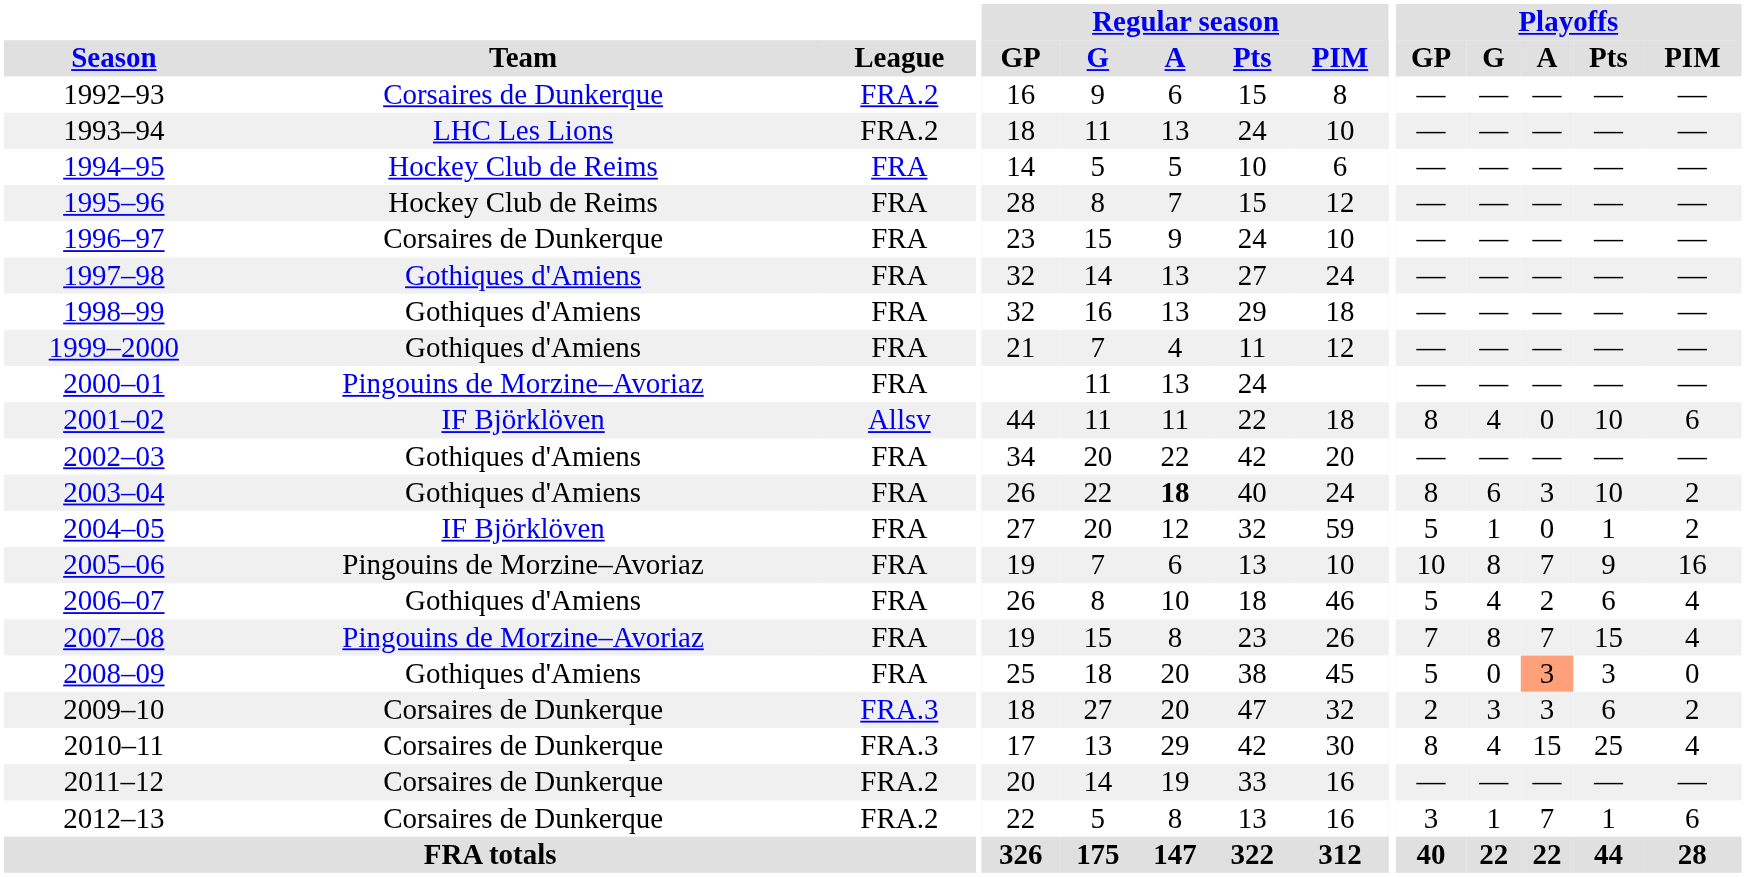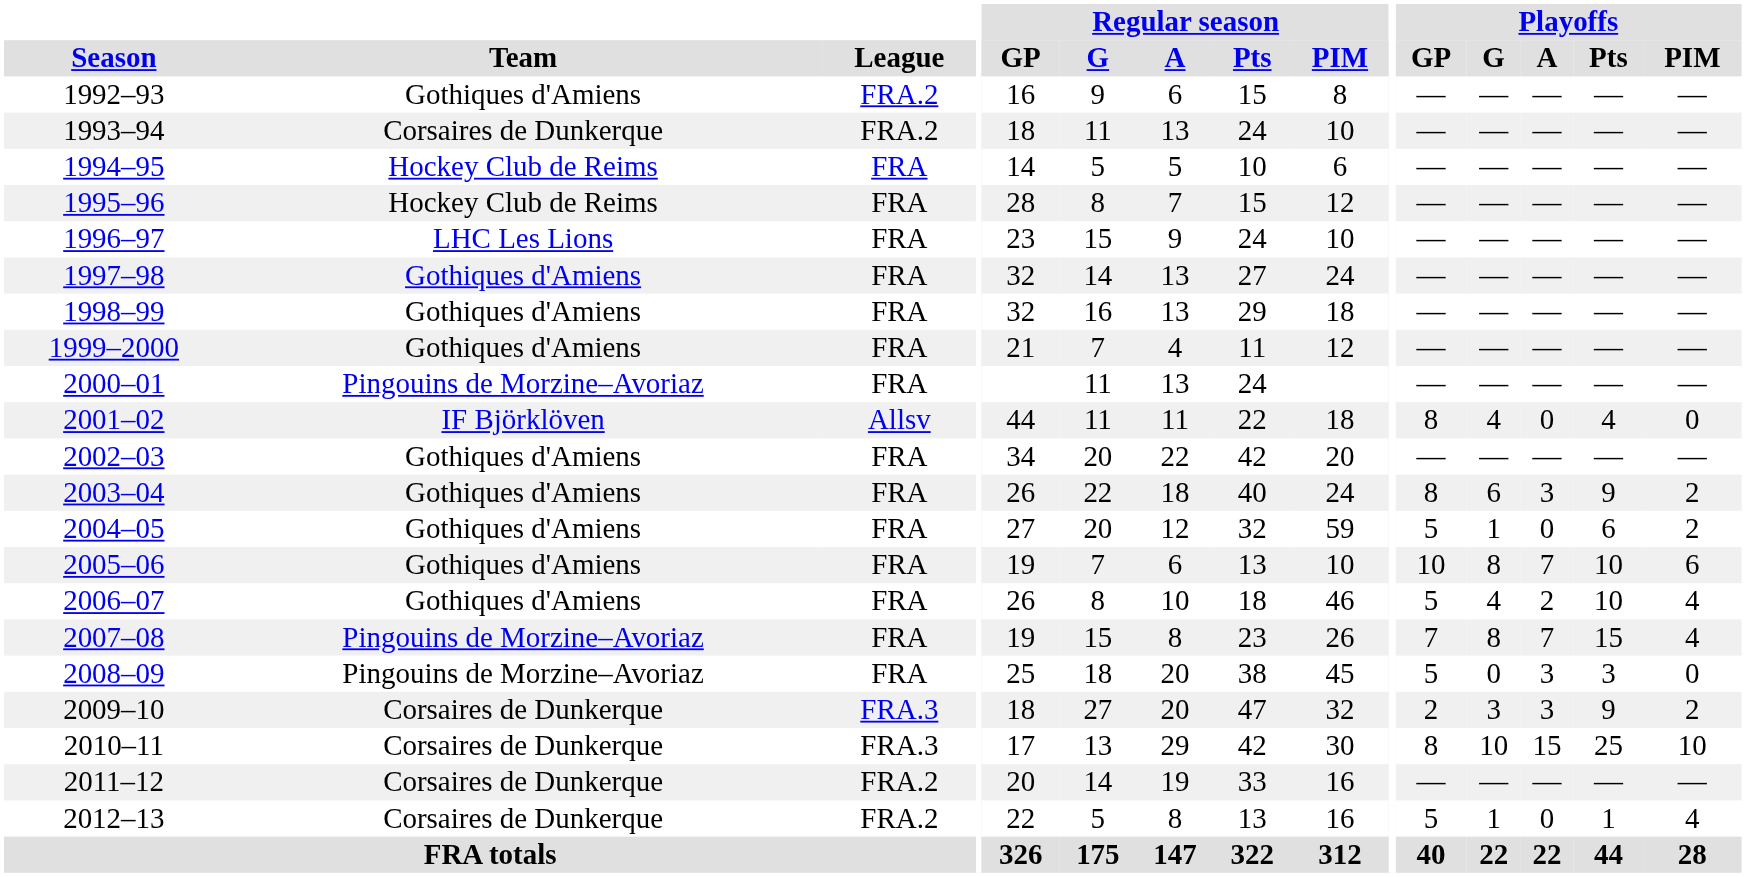(523, 94) Corsaires de Dunkerque -> (523, 94) Gothiques d'Amiens
(523, 130) LHC Les Lions -> (523, 130) Corsaires de Dunkerque
(523, 238) Corsaires de Dunkerque -> (523, 238) LHC Les Lions
(1608, 419) 10 -> (1608, 419) 4
(1692, 419) 6 -> (1692, 419) 0
(1175, 492) bold -> (1175, 492) normal
(1608, 492) 10 -> (1608, 492) 9
(523, 528) IF Björklöven -> (523, 528) Gothiques d'Amiens
(1608, 528) 1 -> (1608, 528) 6
(523, 564) Pingouins de Morzine–Avoriaz -> (523, 564) Gothiques d'Amiens
(1608, 564) 9 -> (1608, 564) 10
(1692, 564) 16 -> (1692, 564) 6
(1608, 600) 6 -> (1608, 600) 10
(523, 673) Gothiques d'Amiens -> (523, 673) Pingouins de Morzine–Avoriaz
(1547, 673) lightsalmon background -> (1547, 673) no background
(1608, 709) 6 -> (1608, 709) 9
(1494, 745) 4 -> (1494, 745) 10
(1692, 745) 4 -> (1692, 745) 10
(1431, 818) 3 -> (1431, 818) 5
(1547, 818) 7 -> (1547, 818) 0
(1692, 818) 6 -> (1692, 818) 4
